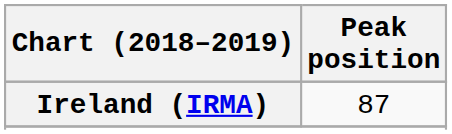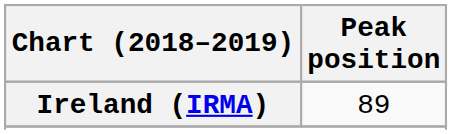(374, 105) 87 -> (374, 105) 89
